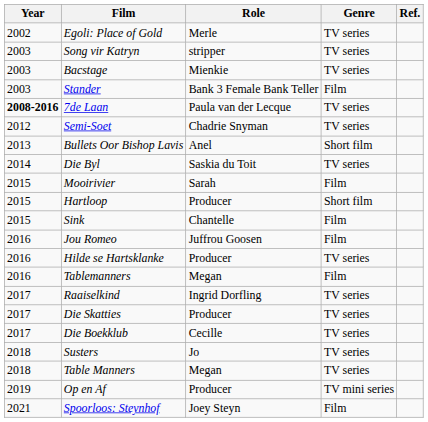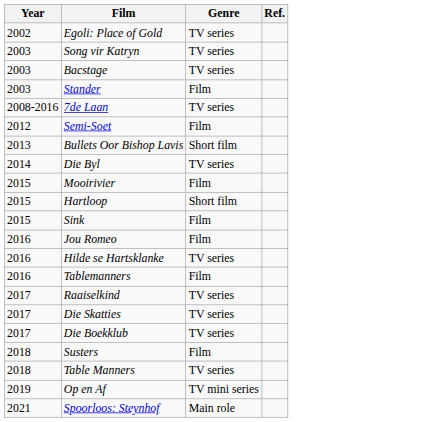- column: (254, 13)
(33, 107) bold -> (33, 107) normal
(347, 126) TV series -> (200, 126) Film
(347, 351) TV series -> (200, 351) Film
(335, 408) Film -> (212, 408) Main role
